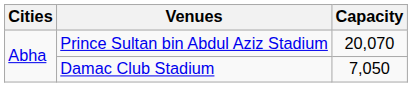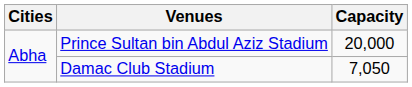(369, 43) 20,070 -> (369, 43) 20,000
